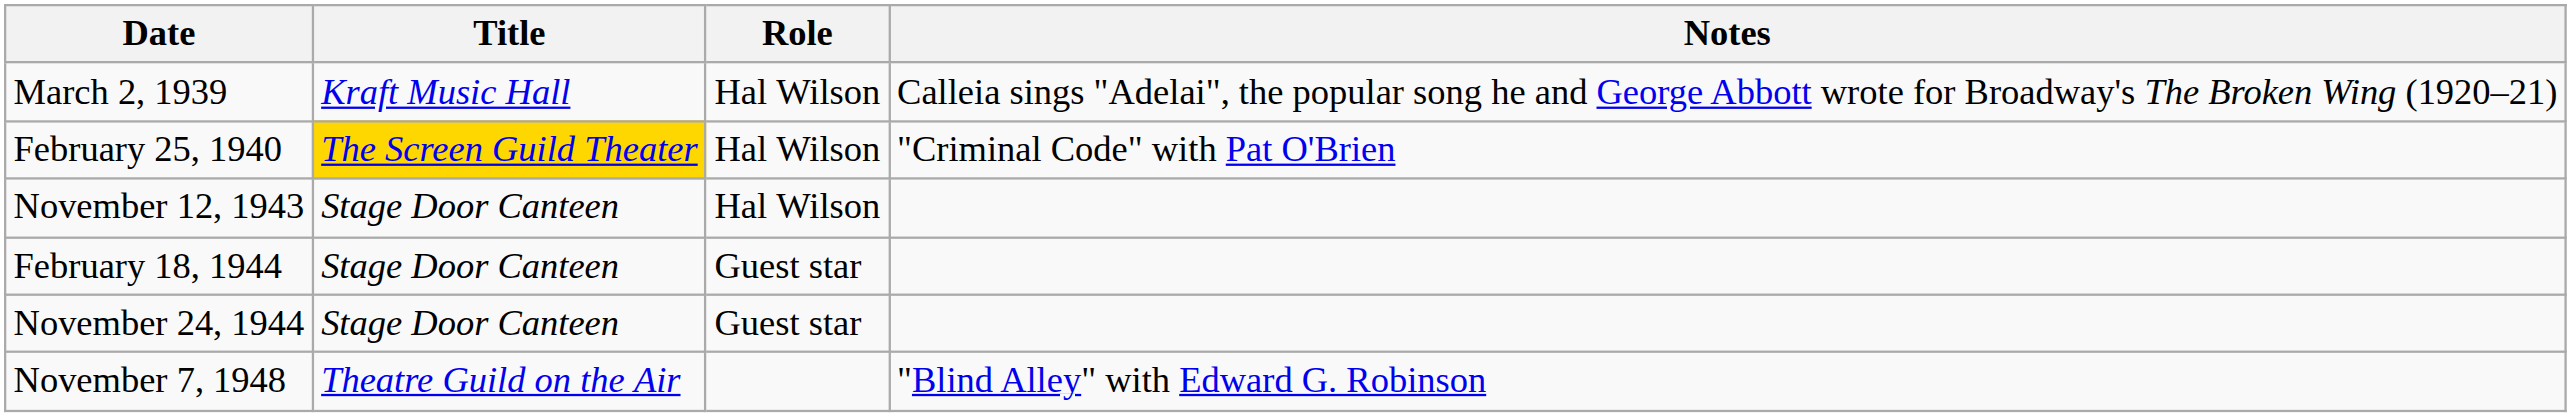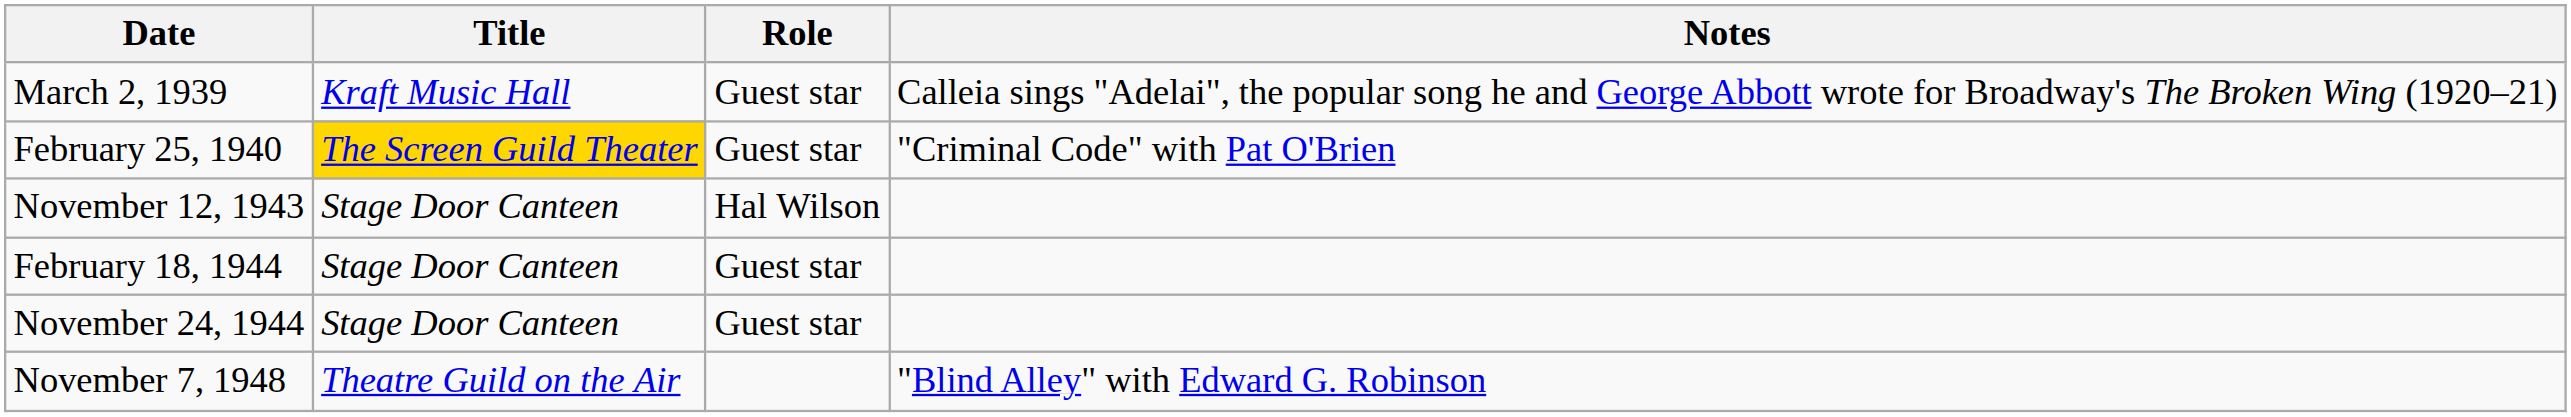(797, 91) Hal Wilson -> (788, 91) Guest star
(797, 149) Hal Wilson -> (788, 149) Guest star
